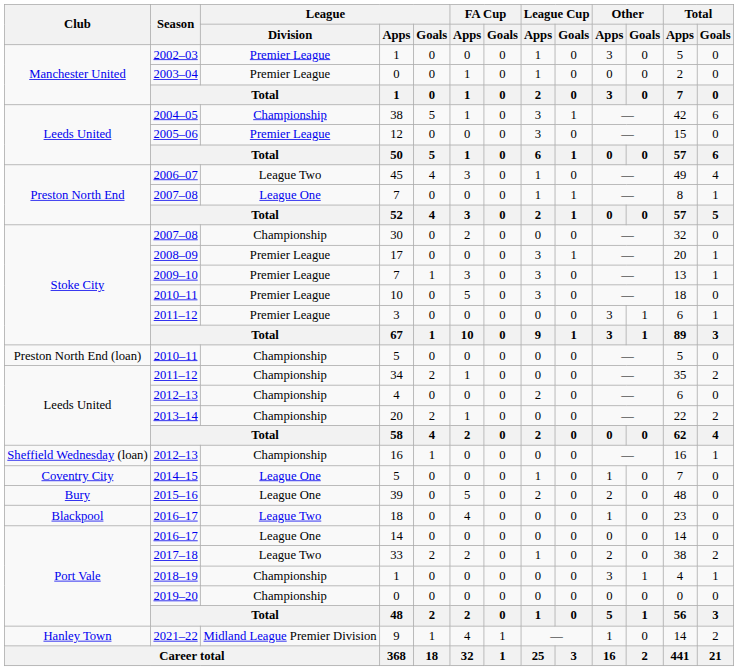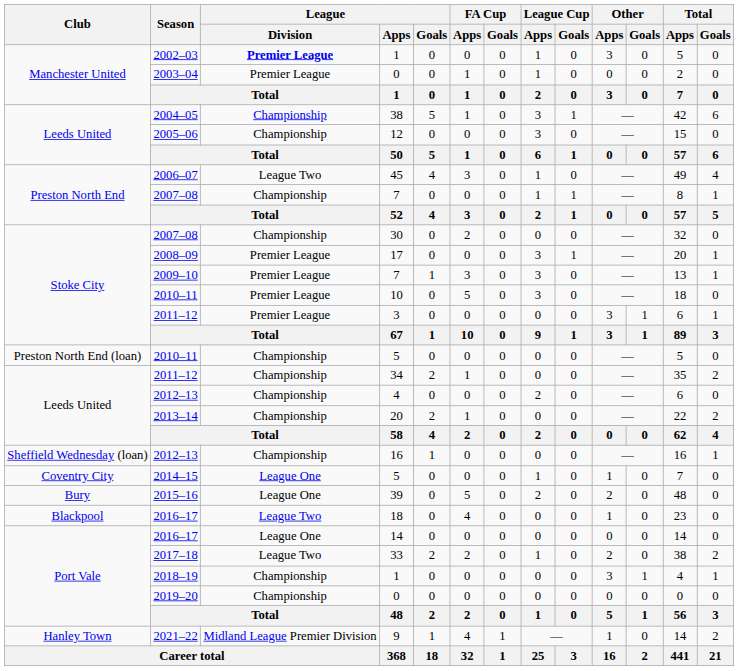(290, 54) normal -> (290, 54) bold
(290, 134) Premier League -> (290, 134) Championship
(290, 194) League One -> (290, 194) Championship
